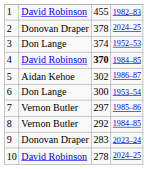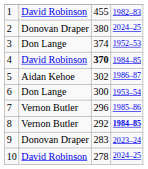(101, 28) 378 -> (101, 28) 380
(101, 108) 297 -> (101, 108) 296
(127, 124) normal -> (127, 124) bold
